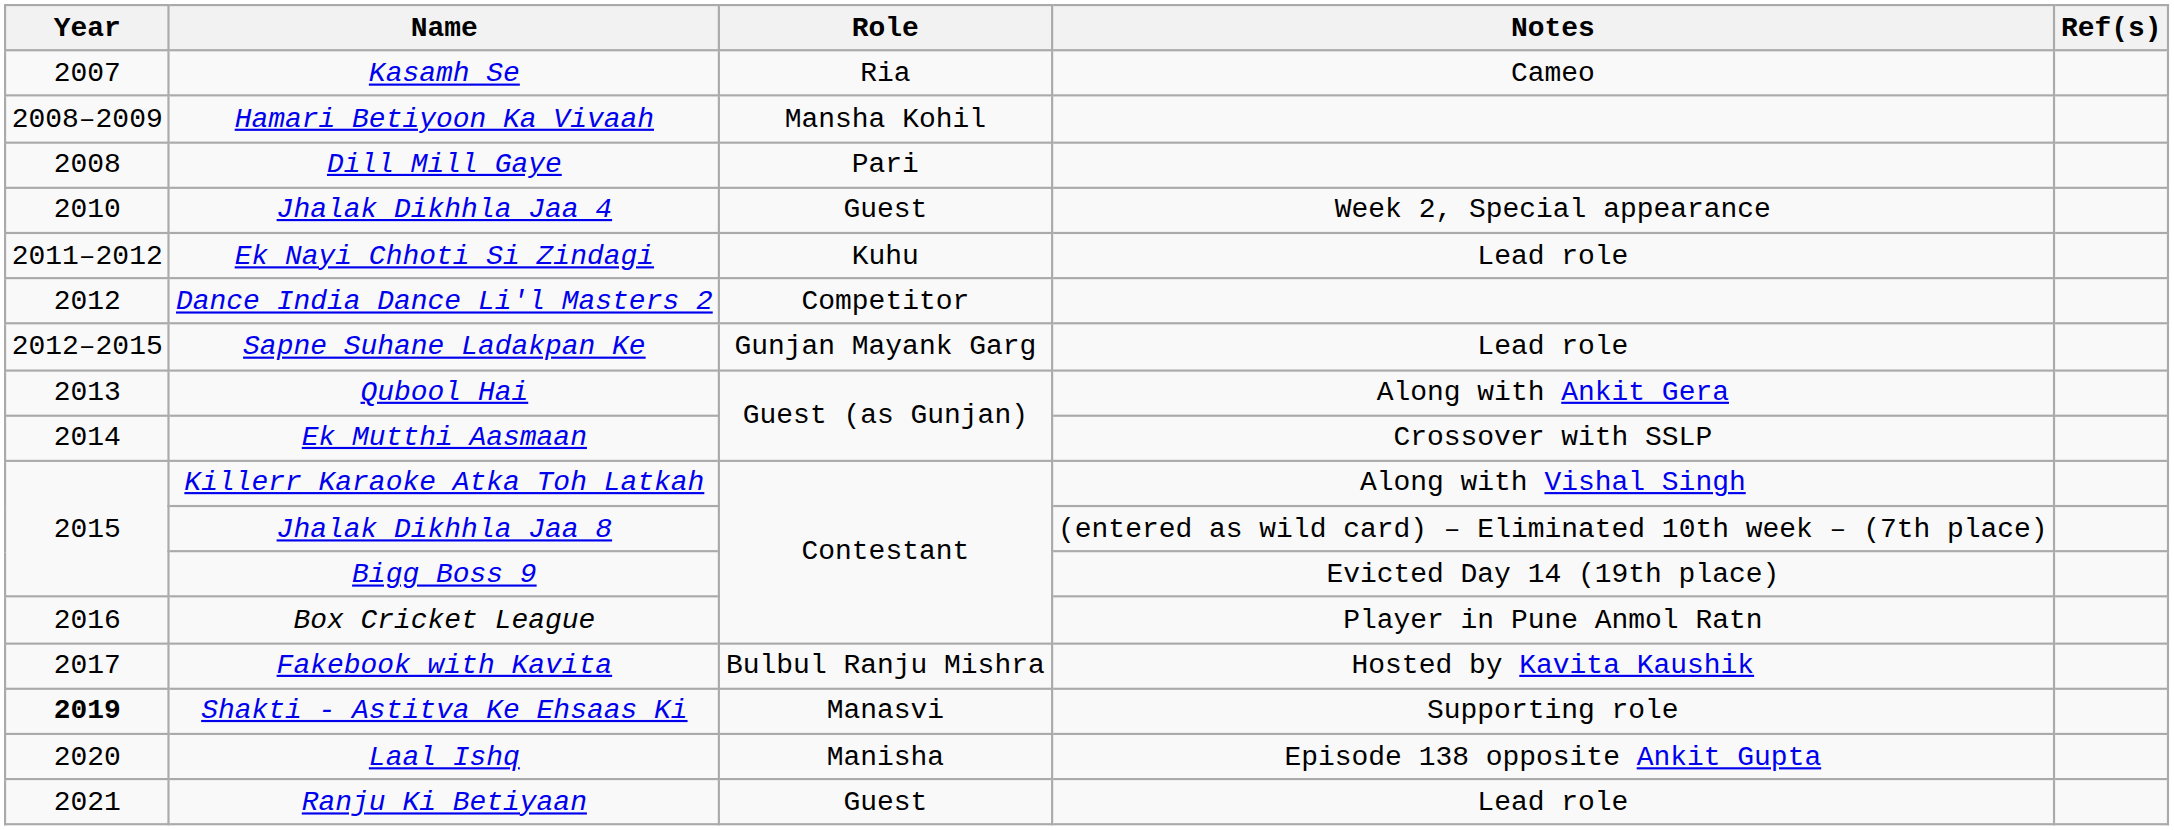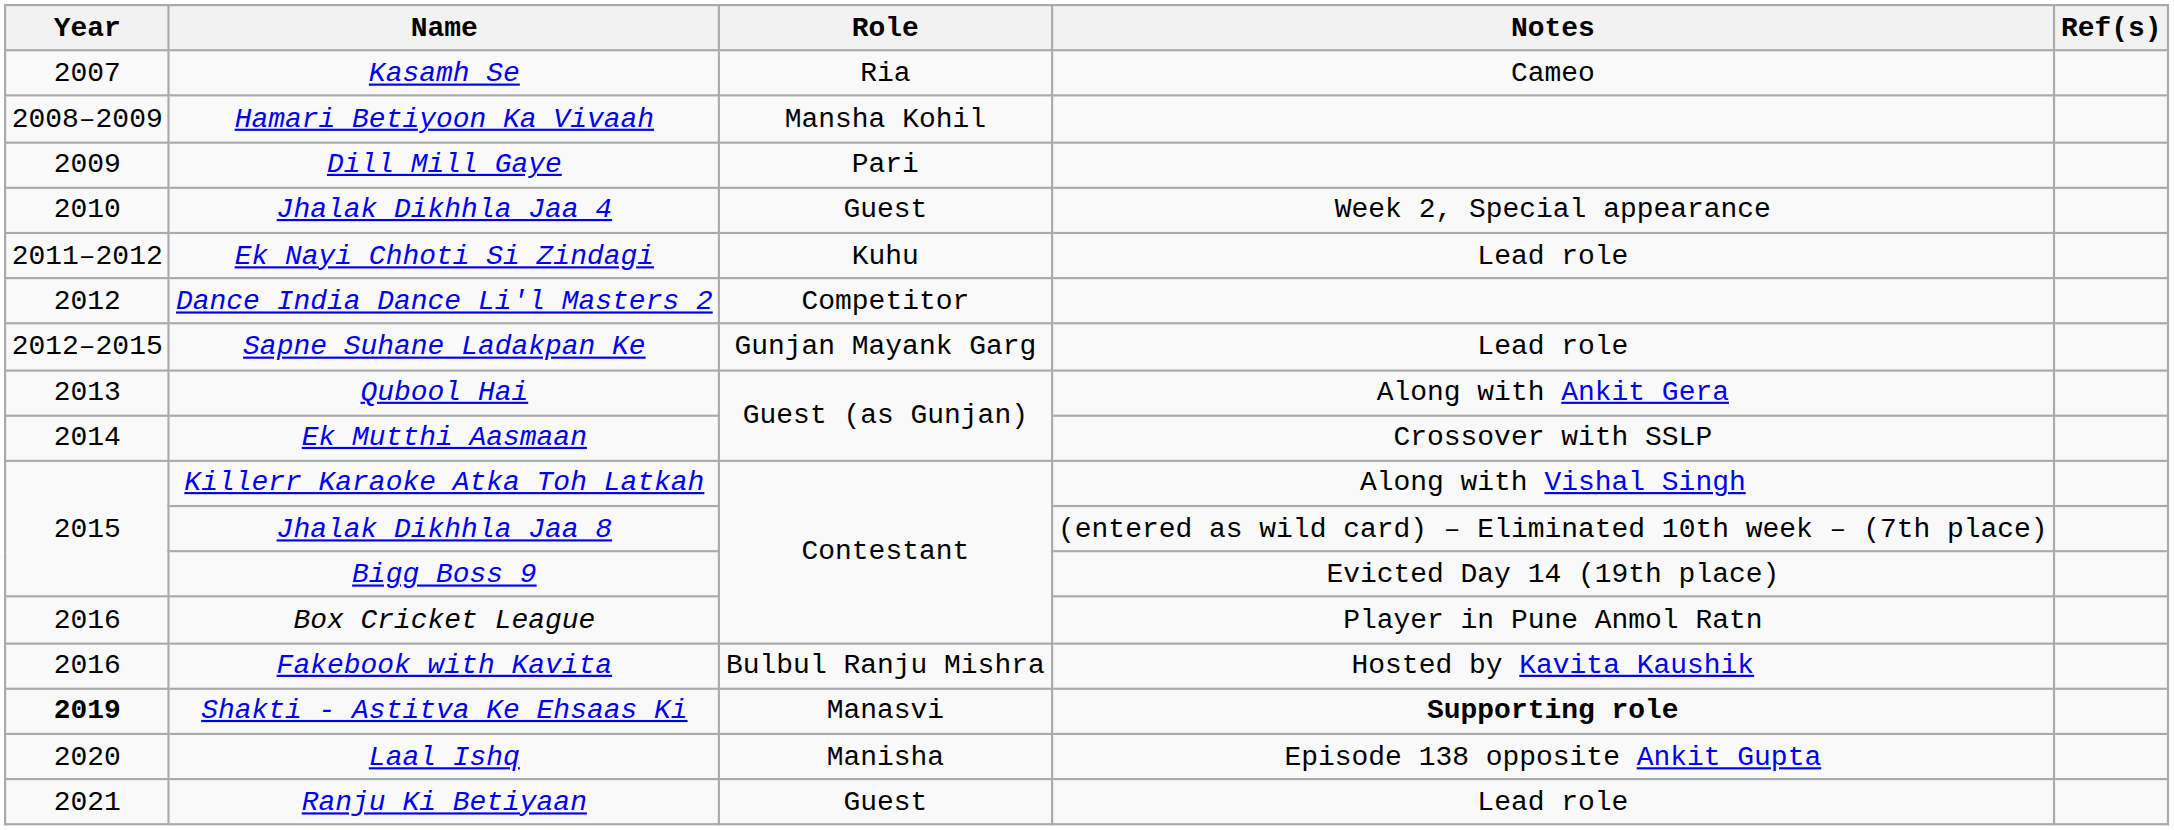(87, 165) 2008 -> (87, 165) 2009
(87, 666) 2017 -> (87, 666) 2016
(1553, 711) normal -> (1553, 711) bold
